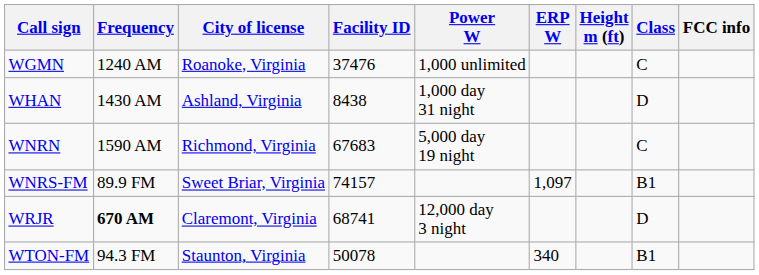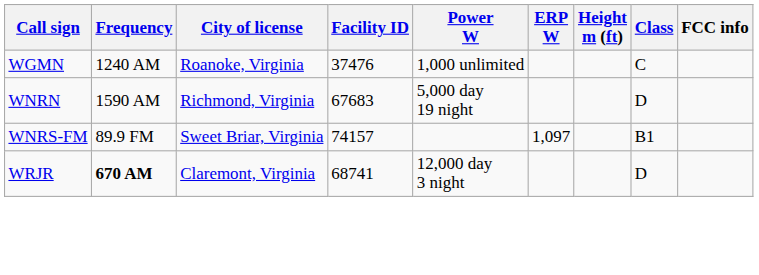- row: (35, 100)
(642, 146) C -> (641, 100) D
- row: (49, 255)
